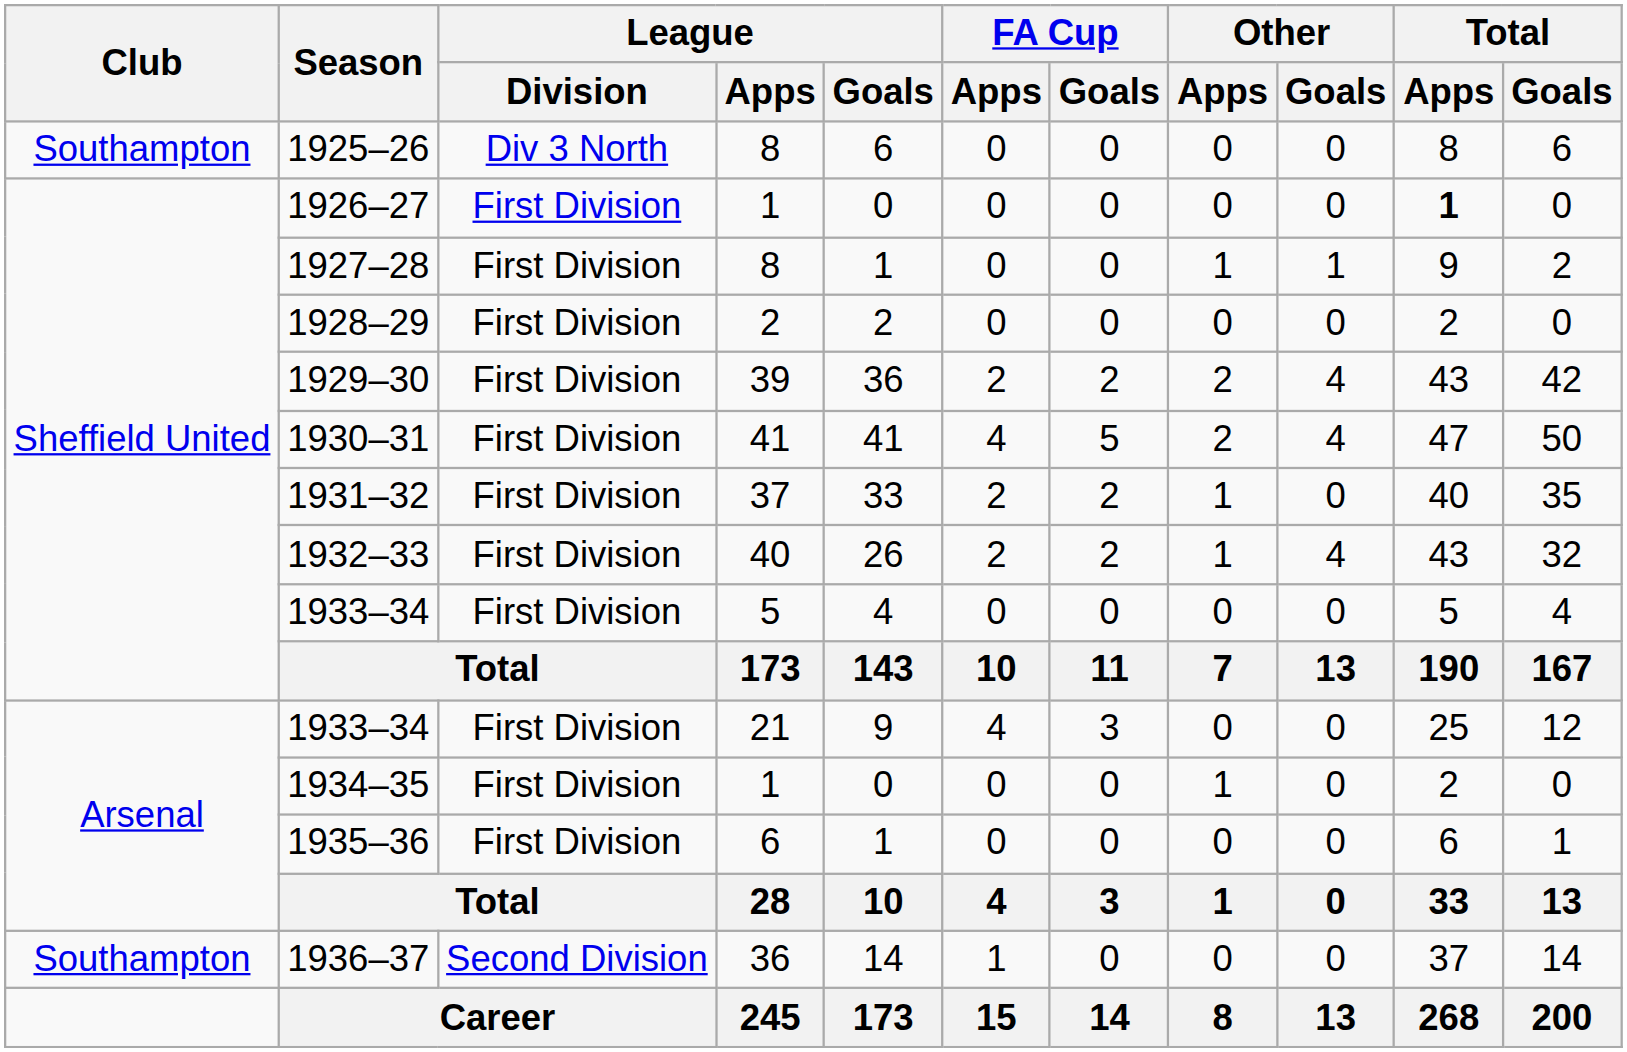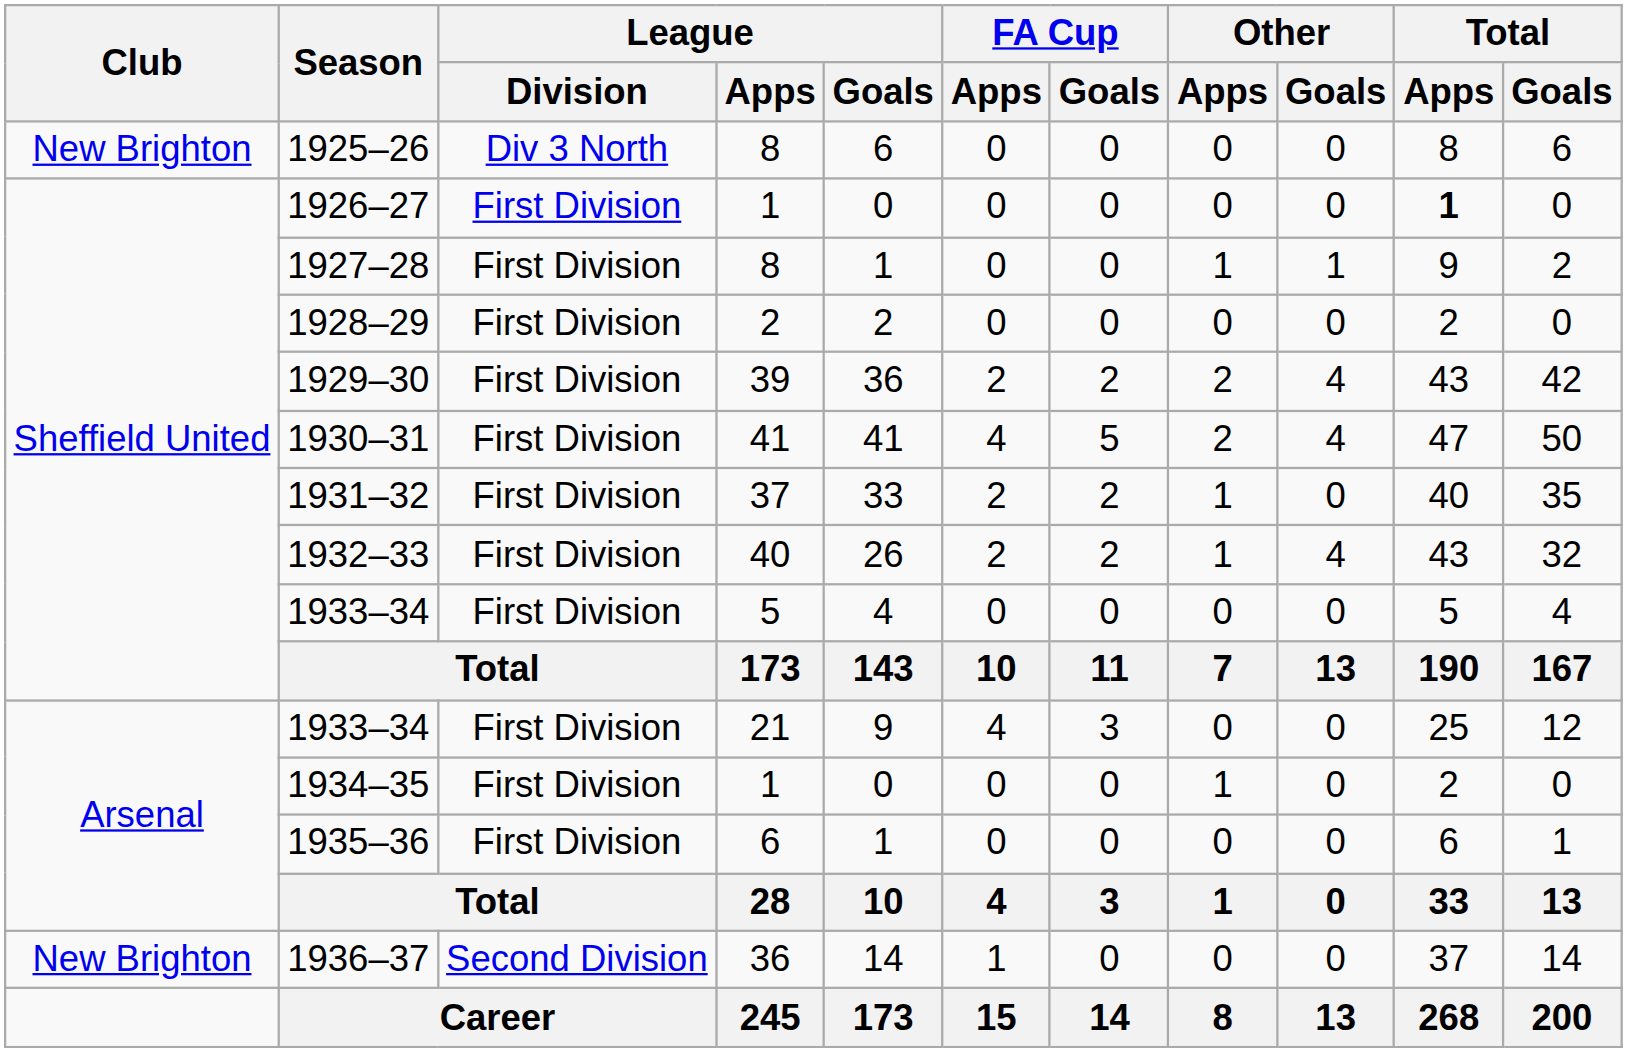(142, 149) Southampton -> (142, 149) New Brighton
(142, 959) Southampton -> (142, 959) New Brighton
